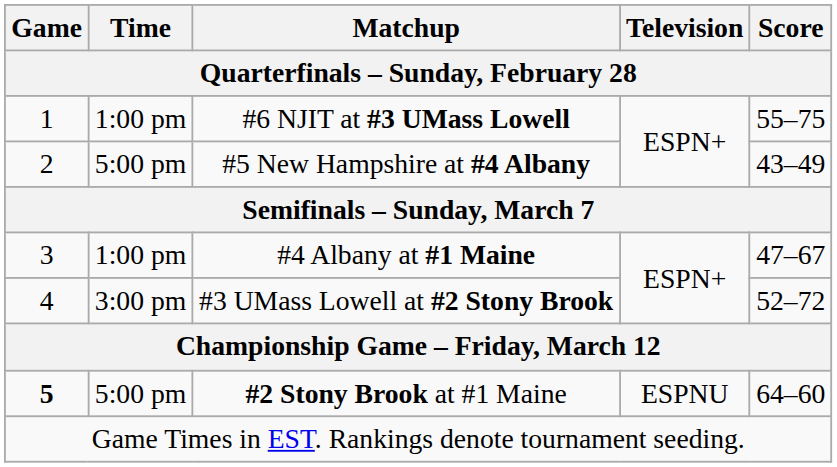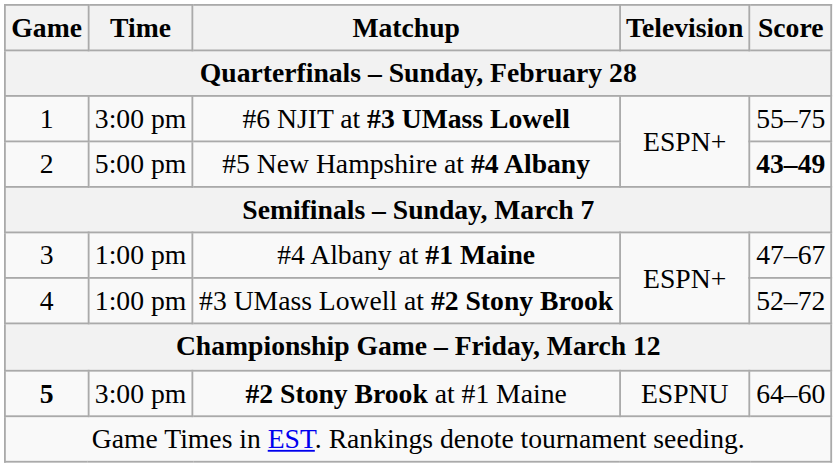(141, 118) 1:00 pm -> (141, 118) 3:00 pm
(791, 164) normal -> (791, 164) bold
(141, 301) 3:00 pm -> (141, 301) 1:00 pm
(141, 392) 5:00 pm -> (141, 392) 3:00 pm
